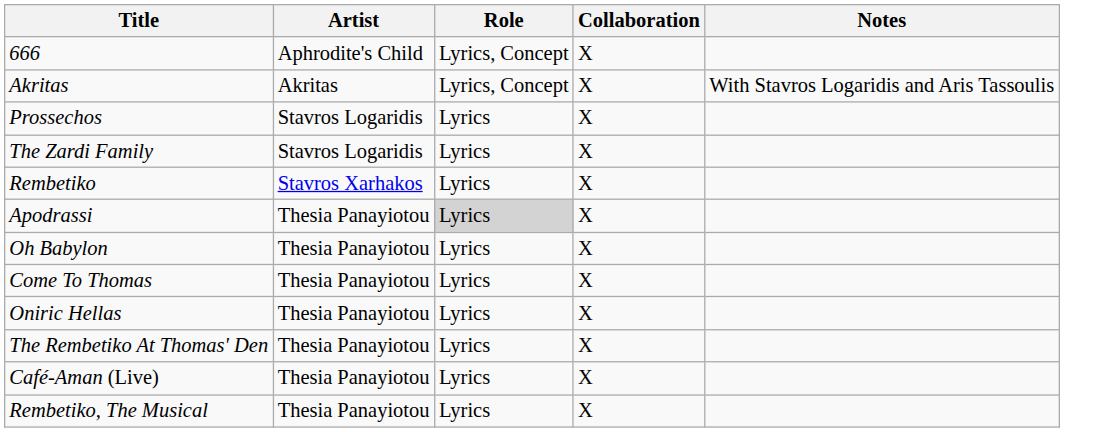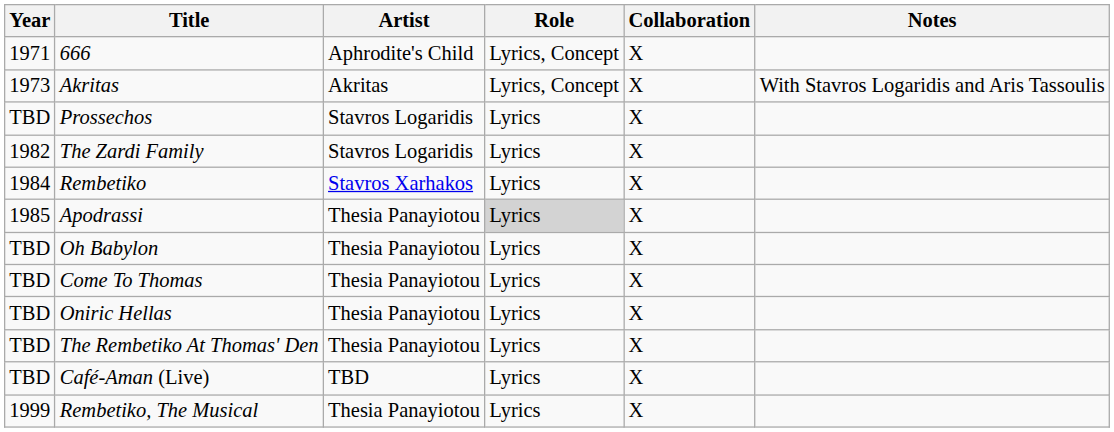+ column: (30, 20)
(354, 378) Thesia Panayiotou -> (349, 378) TBD
